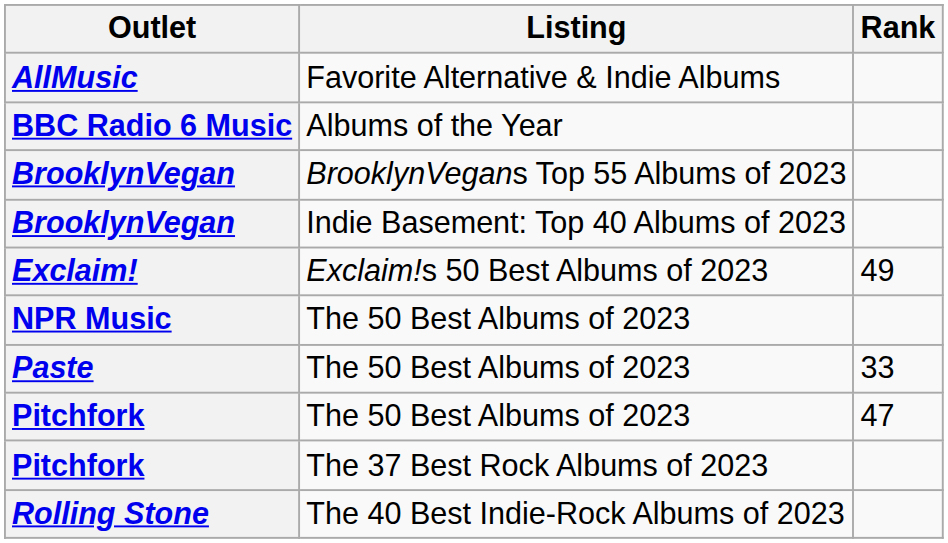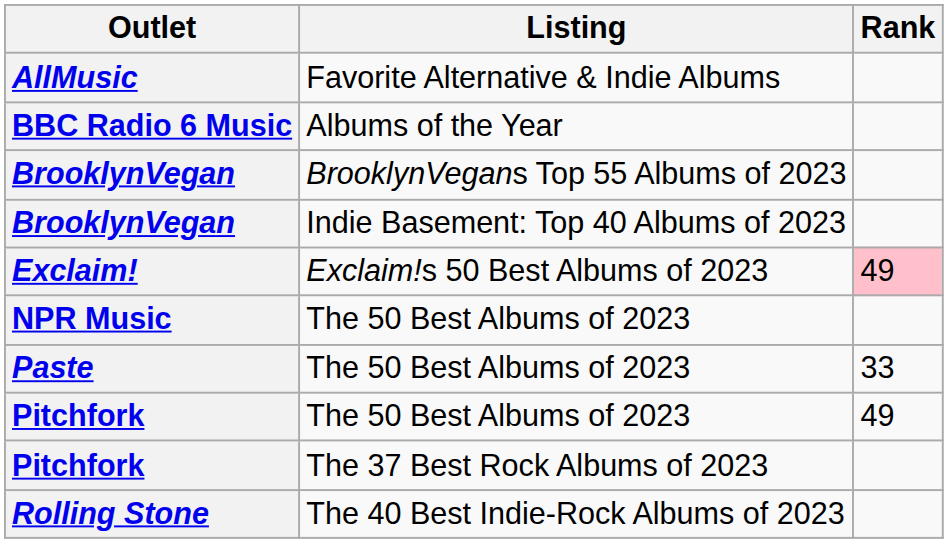(878, 271) no background -> (878, 271) pink background
(878, 416) 47 -> (878, 416) 49
